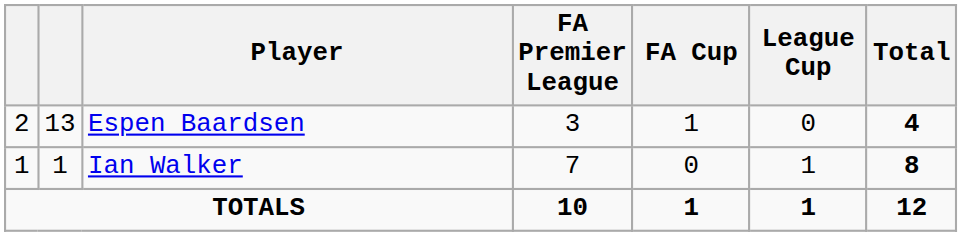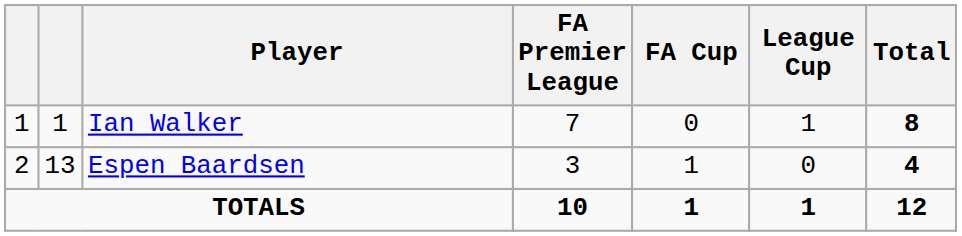rows swapped: (165, 168) <-> (196, 126)
